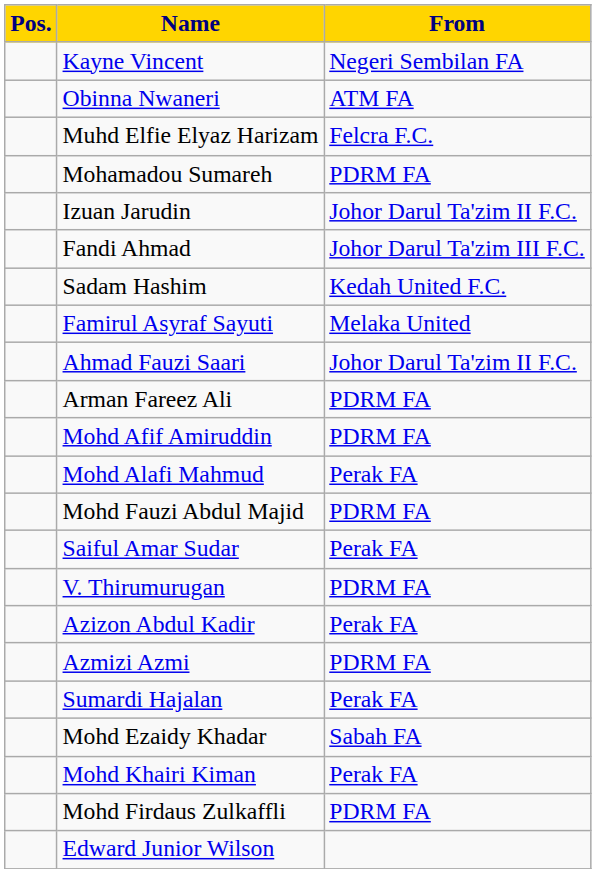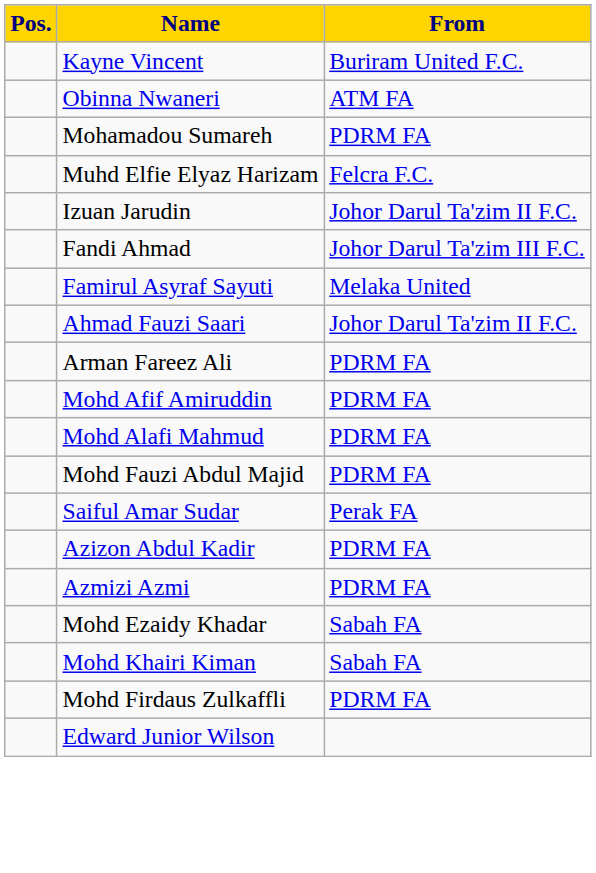(426, 60) Negeri Sembilan FA -> (426, 60) Buriram United F.C.
rows swapped: (167, 173) <-> (190, 135)
- row: (135, 286)
(373, 473) Perak FA -> (380, 436) PDRM FA
- row: (144, 586)
(373, 624) Perak FA -> (380, 549) PDRM FA
- row: (142, 699)
(373, 774) Perak FA -> (375, 661) Sabah FA
